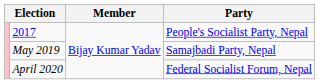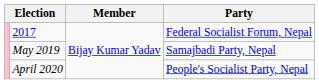(237, 32) People's Socialist Party, Nepal -> (239, 32) Federal Socialist Forum, Nepal
(239, 69) Federal Socialist Forum, Nepal -> (237, 69) People's Socialist Party, Nepal
